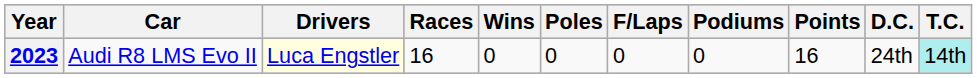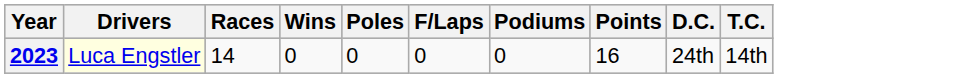- column: (163, 21)
(422, 56) 16 -> (223, 56) 14
(945, 56) paleturquoise background -> (746, 56) no background
